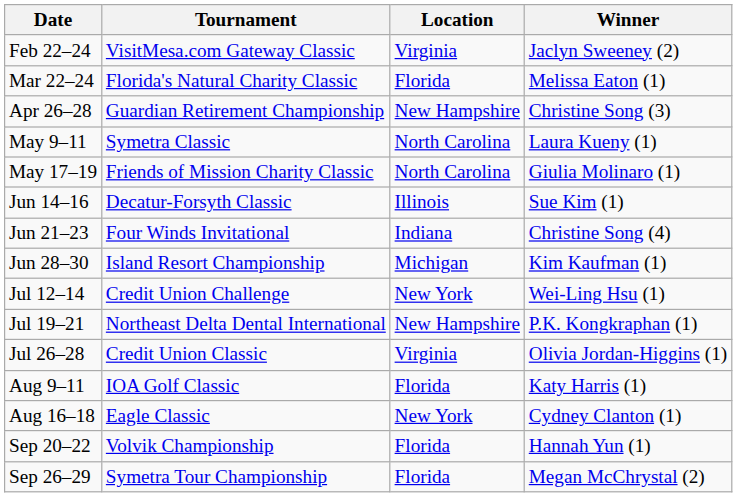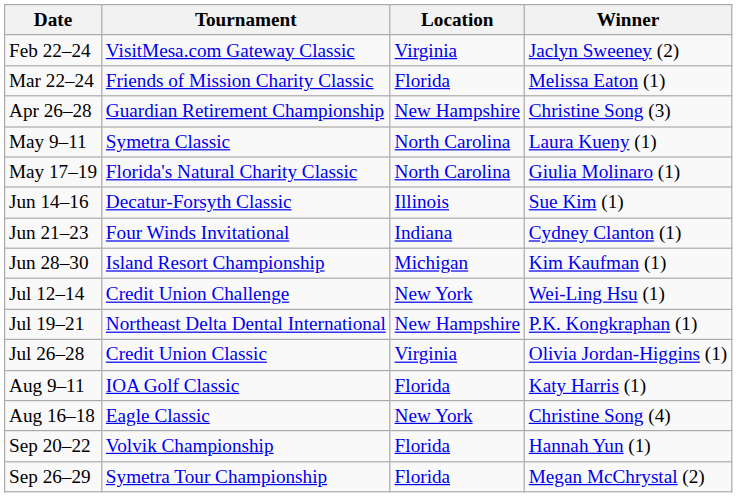(232, 80) Florida's Natural Charity Classic -> (240, 80) Friends of Mission Charity Classic
(240, 171) Friends of Mission Charity Classic -> (232, 171) Florida's Natural Charity Classic
(600, 232) Christine Song (4) -> (605, 232) Cydney Clanton (1)
(605, 415) Cydney Clanton (1) -> (600, 415) Christine Song (4)
